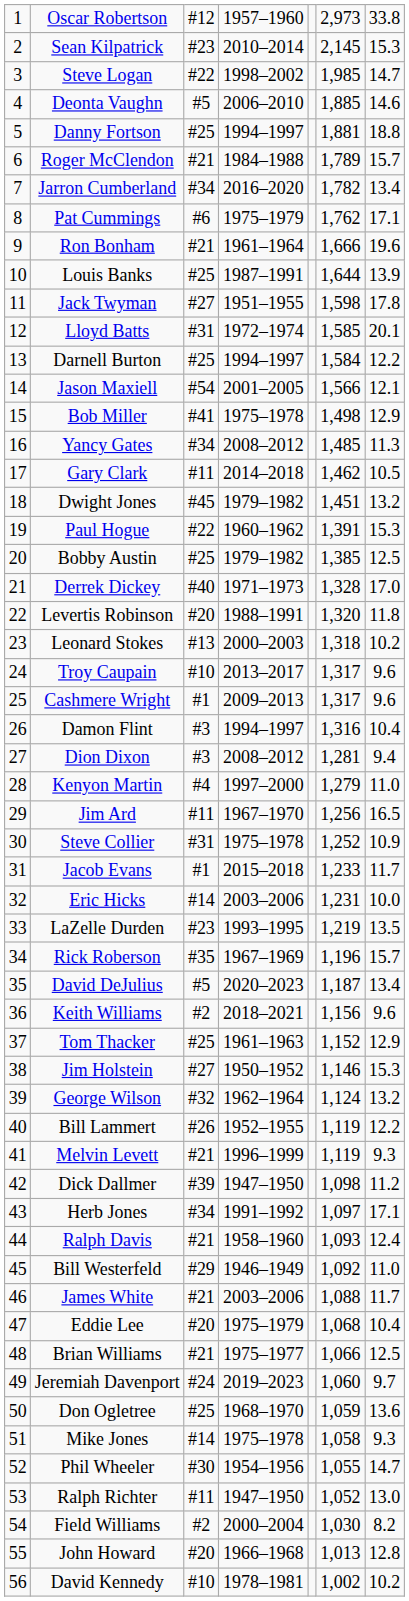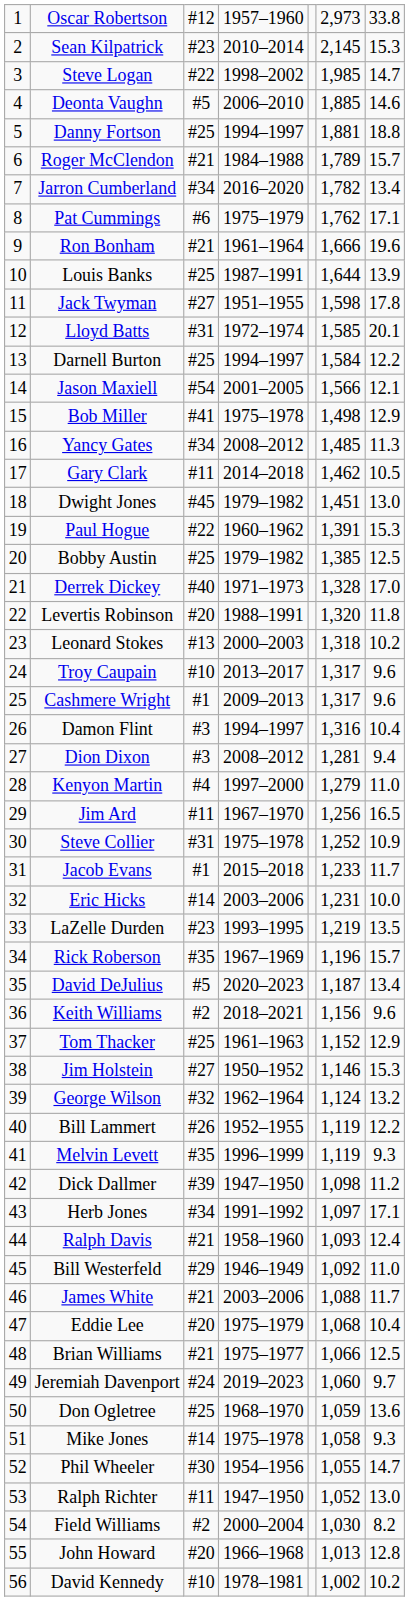(384, 501) 13.2 -> (384, 501) 13.0
(201, 1155) #21 -> (201, 1155) #35
